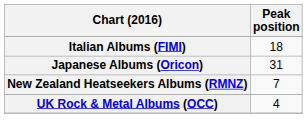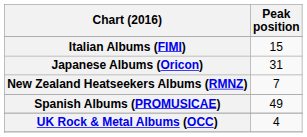(276, 46) 18 -> (276, 46) 15
+ row: (127, 103)
